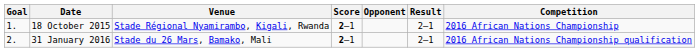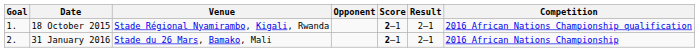columns swapped: (385, 11) <-> (347, 11)
(532, 26) 2016 African Nations Championship -> (569, 26) 2016 African Nations Championship qualification
(569, 40) 2016 African Nations Championship qualification -> (532, 40) 2016 African Nations Championship
